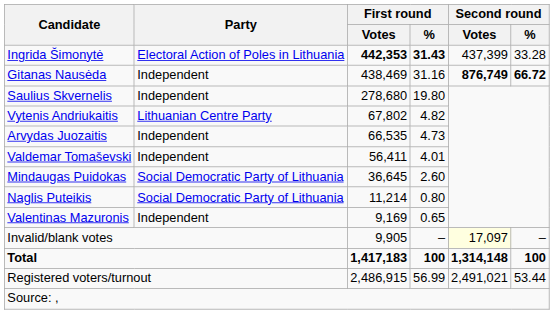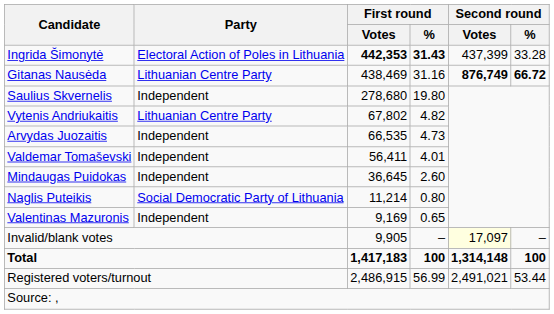(173, 75) Independent -> (205, 75) Lithuanian Centre Party
(240, 177) Social Democratic Party of Lithuania -> (173, 177) Independent
